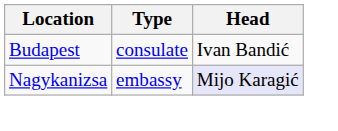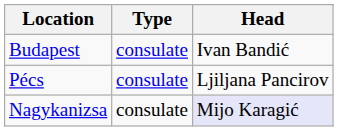+ row: (26, 79)
(149, 79) embassy -> (152, 110) consulate
